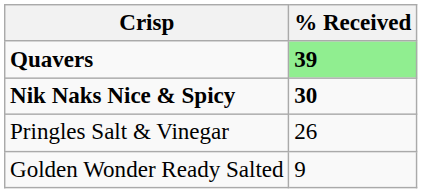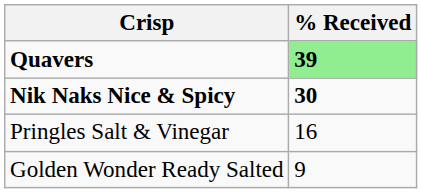(306, 132) 26 -> (306, 132) 16
